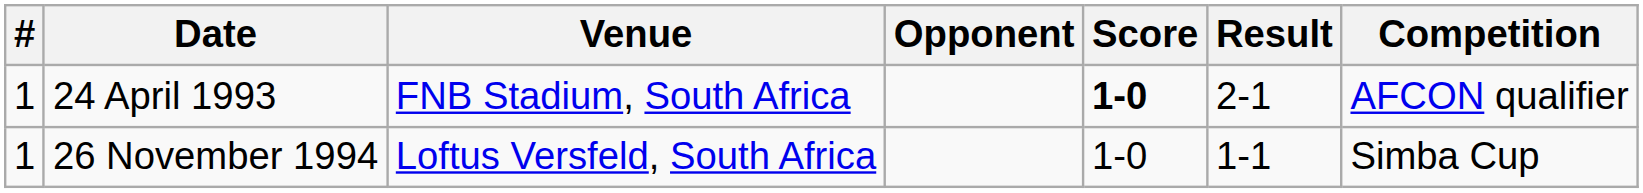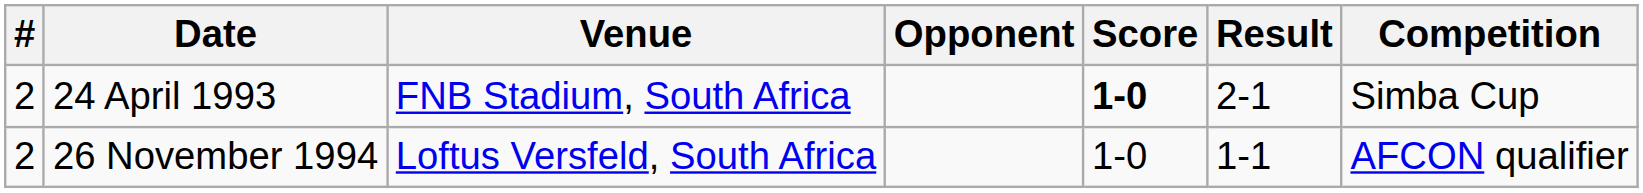(25, 95) 1 -> (25, 95) 2
(1490, 95) AFCON qualifier -> (1445, 95) Simba Cup
(25, 156) 1 -> (25, 156) 2
(1445, 156) Simba Cup -> (1490, 156) AFCON qualifier
